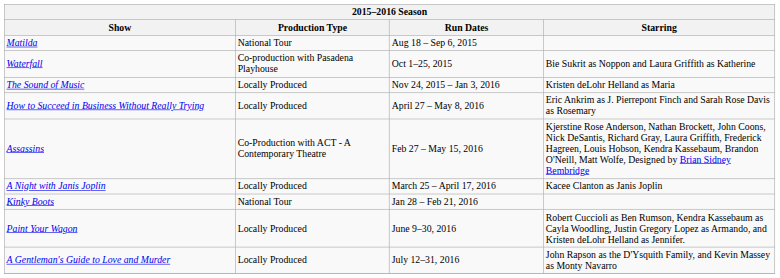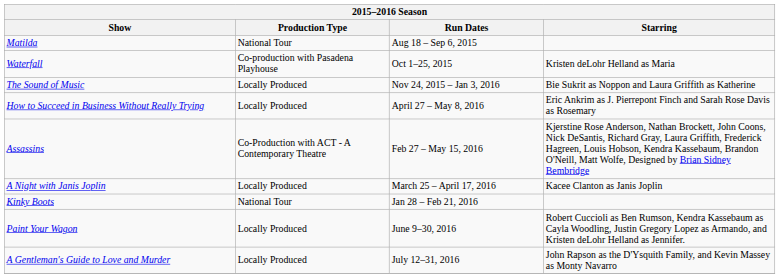(651, 64) Bie Sukrit as Noppon and Laura Griffith as Katherine -> (610, 64) Kristen deLohr Helland as Maria
(610, 85) Kristen deLohr Helland as Maria -> (651, 85) Bie Sukrit as Noppon and Laura Griffith as Katherine
